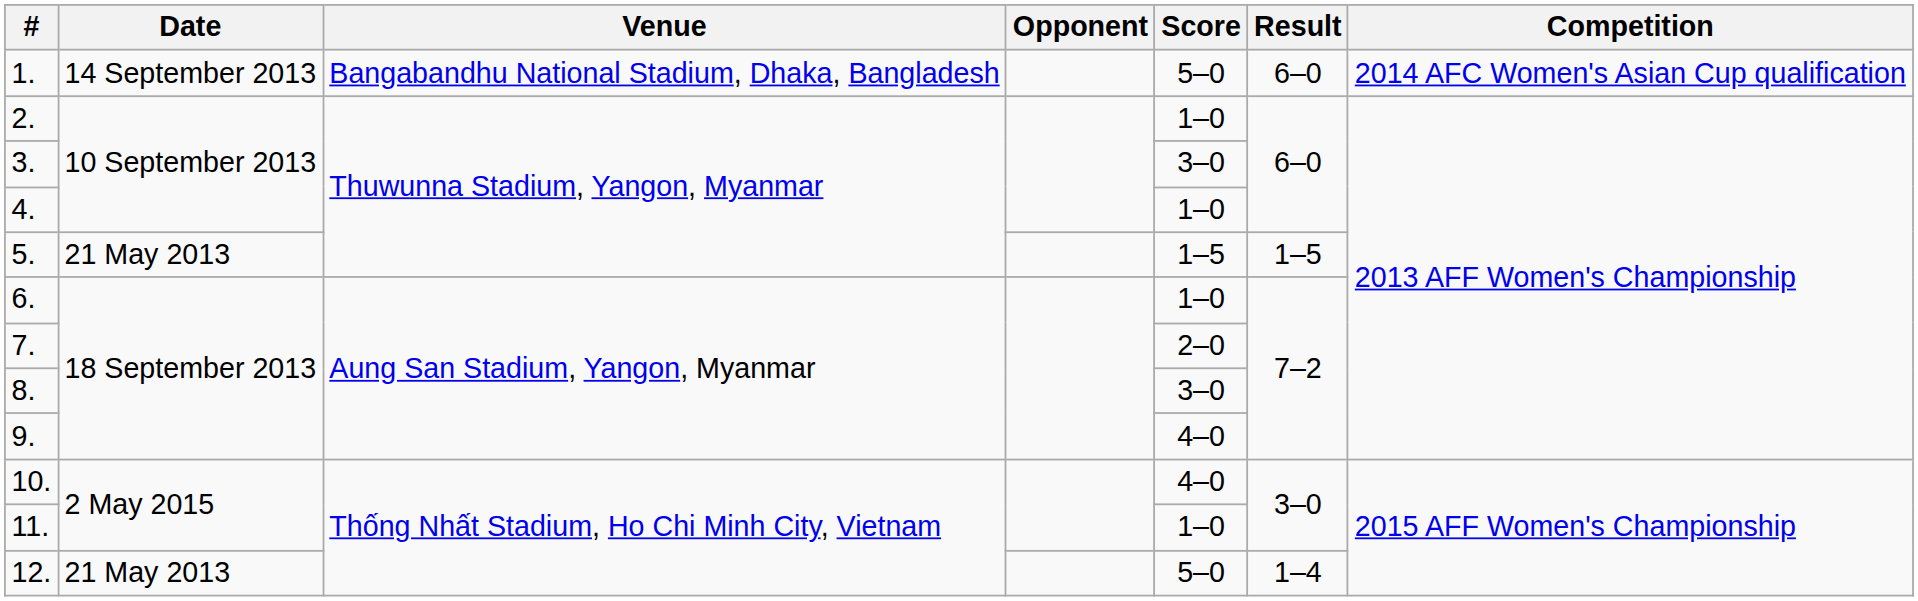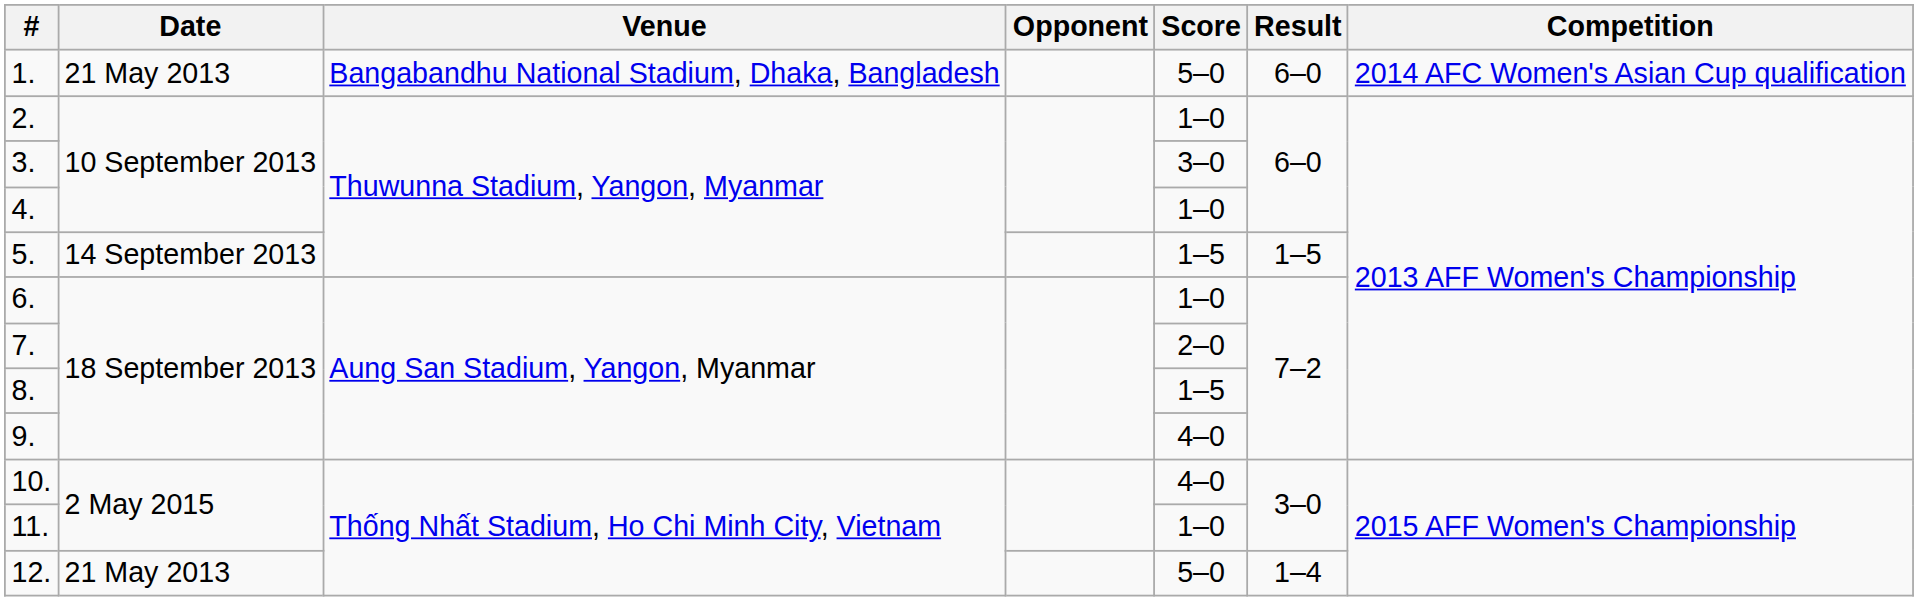(190, 72) 14 September 2013 -> (147, 72) 21 May 2013
(147, 254) 21 May 2013 -> (190, 254) 14 September 2013
(1201, 390) 3–0 -> (1201, 390) 1–5
